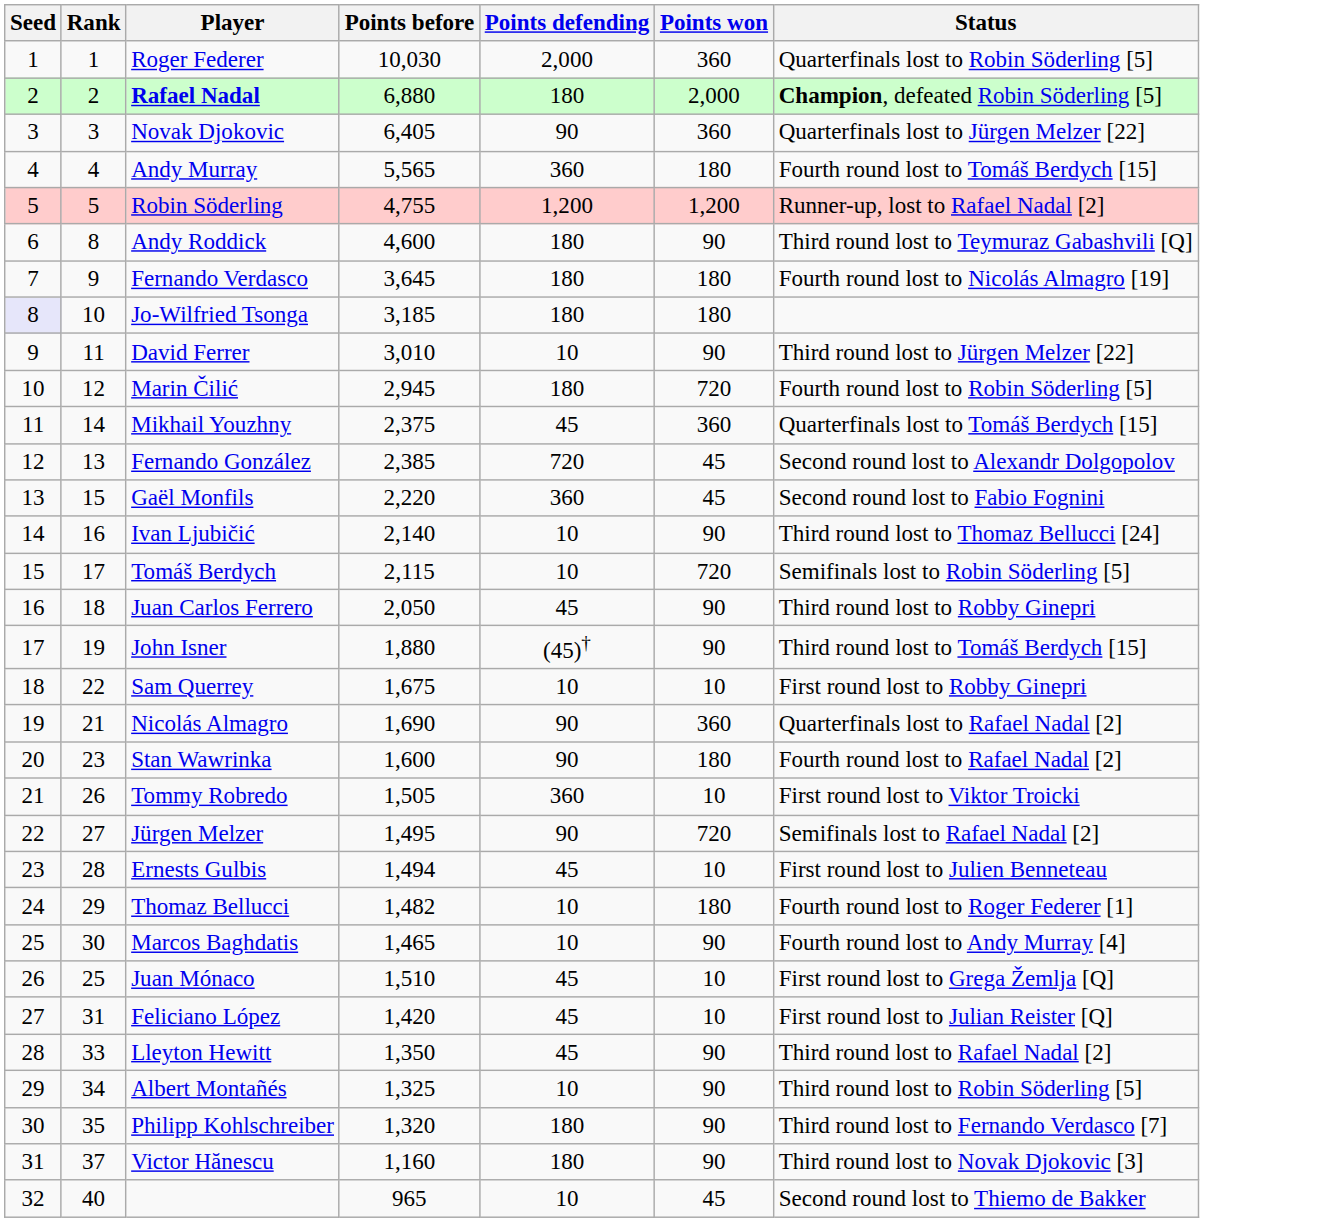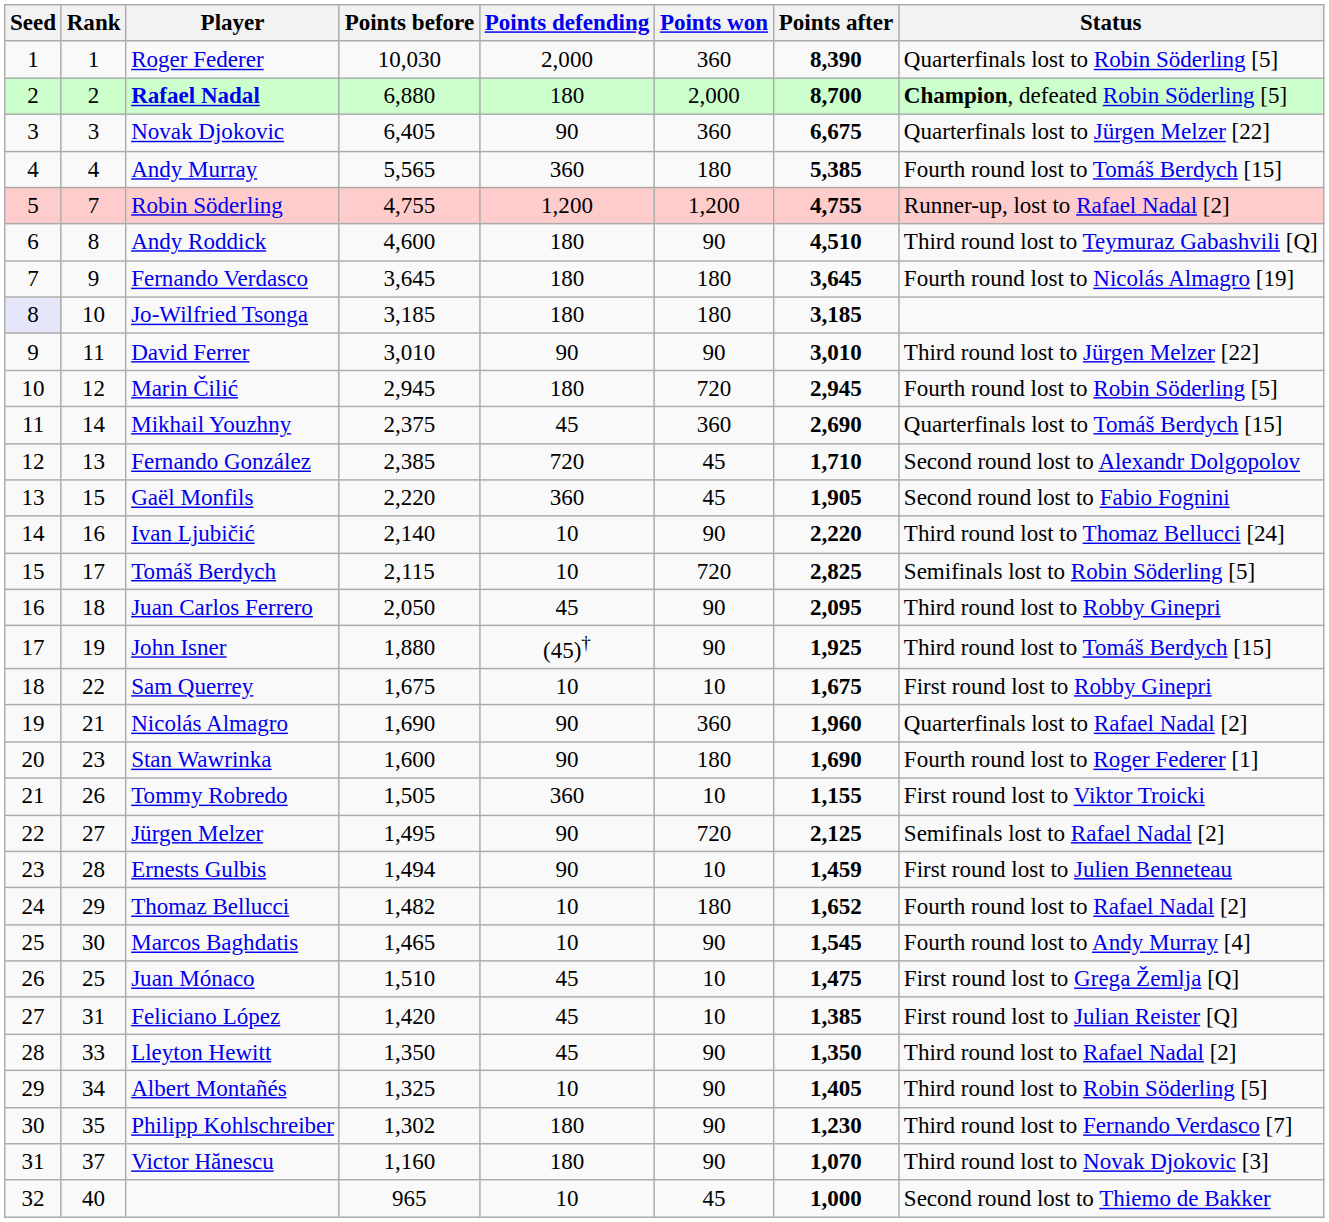+ column: (836, 22)
(94, 205) 5 -> (94, 205) 7
(567, 351) 10 -> (567, 351) 90
(950, 759) Fourth round lost to Rafael Nadal [2] -> (1081, 759) Fourth round lost to Roger Federer [1]
(567, 869) 45 -> (567, 869) 90
(956, 905) Fourth round lost to Roger Federer [1] -> (1075, 905) Fourth round lost to Rafael Nadal [2]
(409, 1125) 1,320 -> (409, 1125) 1,302
